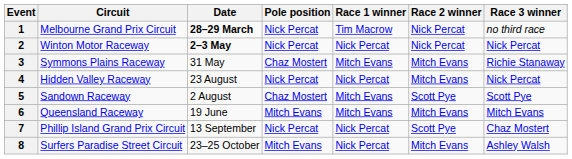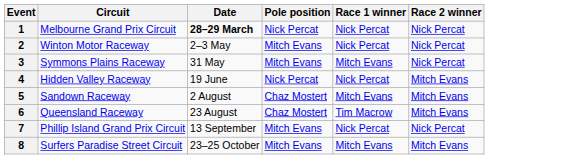- column: (526, 13)
(364, 30) Tim Macrow -> (362, 30) Nick Percat
(211, 46) bold -> (210, 46) normal
(291, 46) Nick Percat -> (293, 46) Mitch Evans
(296, 63) Chaz Mostert -> (293, 63) Mitch Evans
(440, 63) Mitch Evans -> (438, 63) Nick Percat
(213, 79) 23 August -> (209, 79) 19 June
(433, 96) Scott Pye -> (440, 96) Mitch Evans
(209, 113) 19 June -> (213, 113) 23 August
(293, 113) Mitch Evans -> (296, 113) Chaz Mostert
(364, 113) Mitch Evans -> (364, 113) Tim Macrow
(291, 129) Nick Percat -> (293, 129) Mitch Evans
(433, 129) Scott Pye -> (438, 129) Nick Percat
(362, 146) Nick Percat -> (364, 146) Mitch Evans
